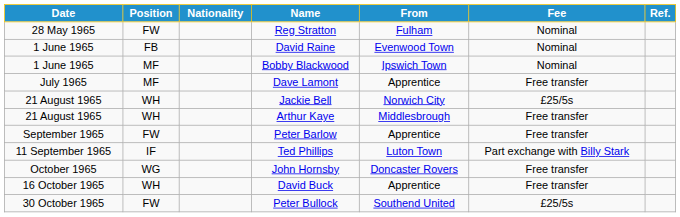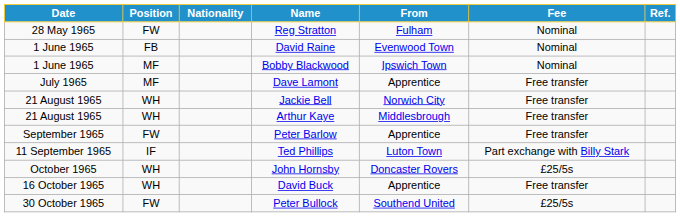(557, 100) £25/5s -> (557, 100) Free transfer
(151, 169) WG -> (151, 169) WH
(557, 169) Free transfer -> (557, 169) £25/5s
